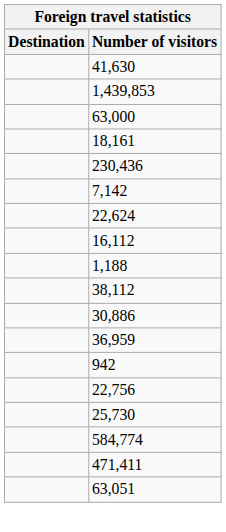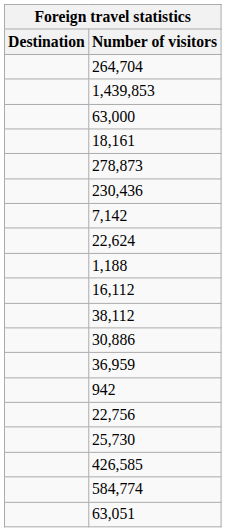+ row: (117, 66)
- row: (114, 66)
+ row: (117, 166)
rows swapped: (113, 240) <-> (110, 265)
+ row: (117, 464)
- row: (117, 464)
